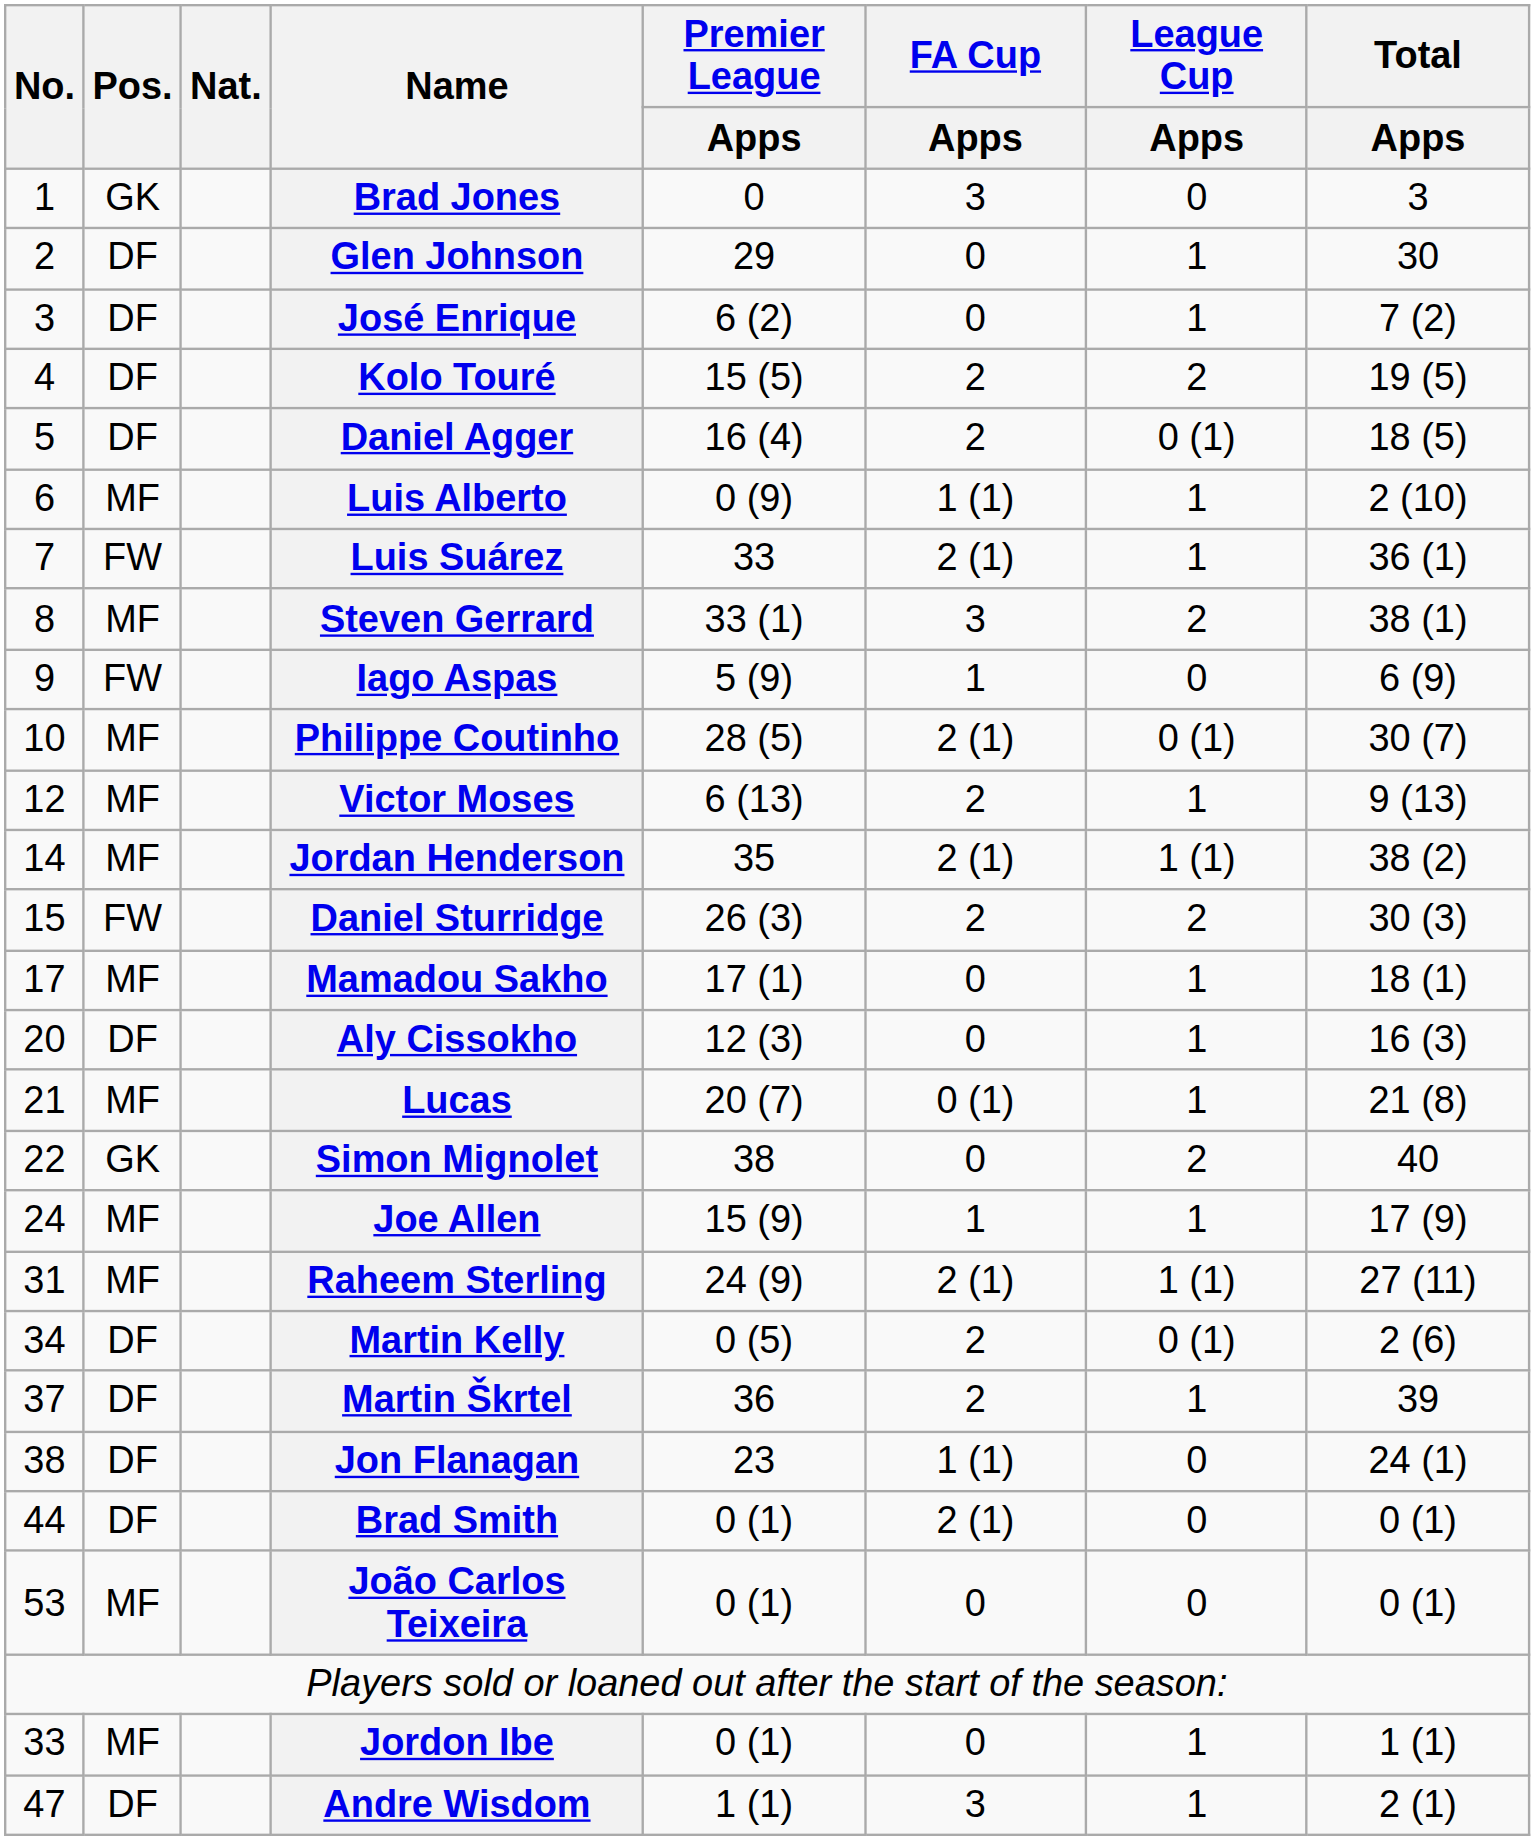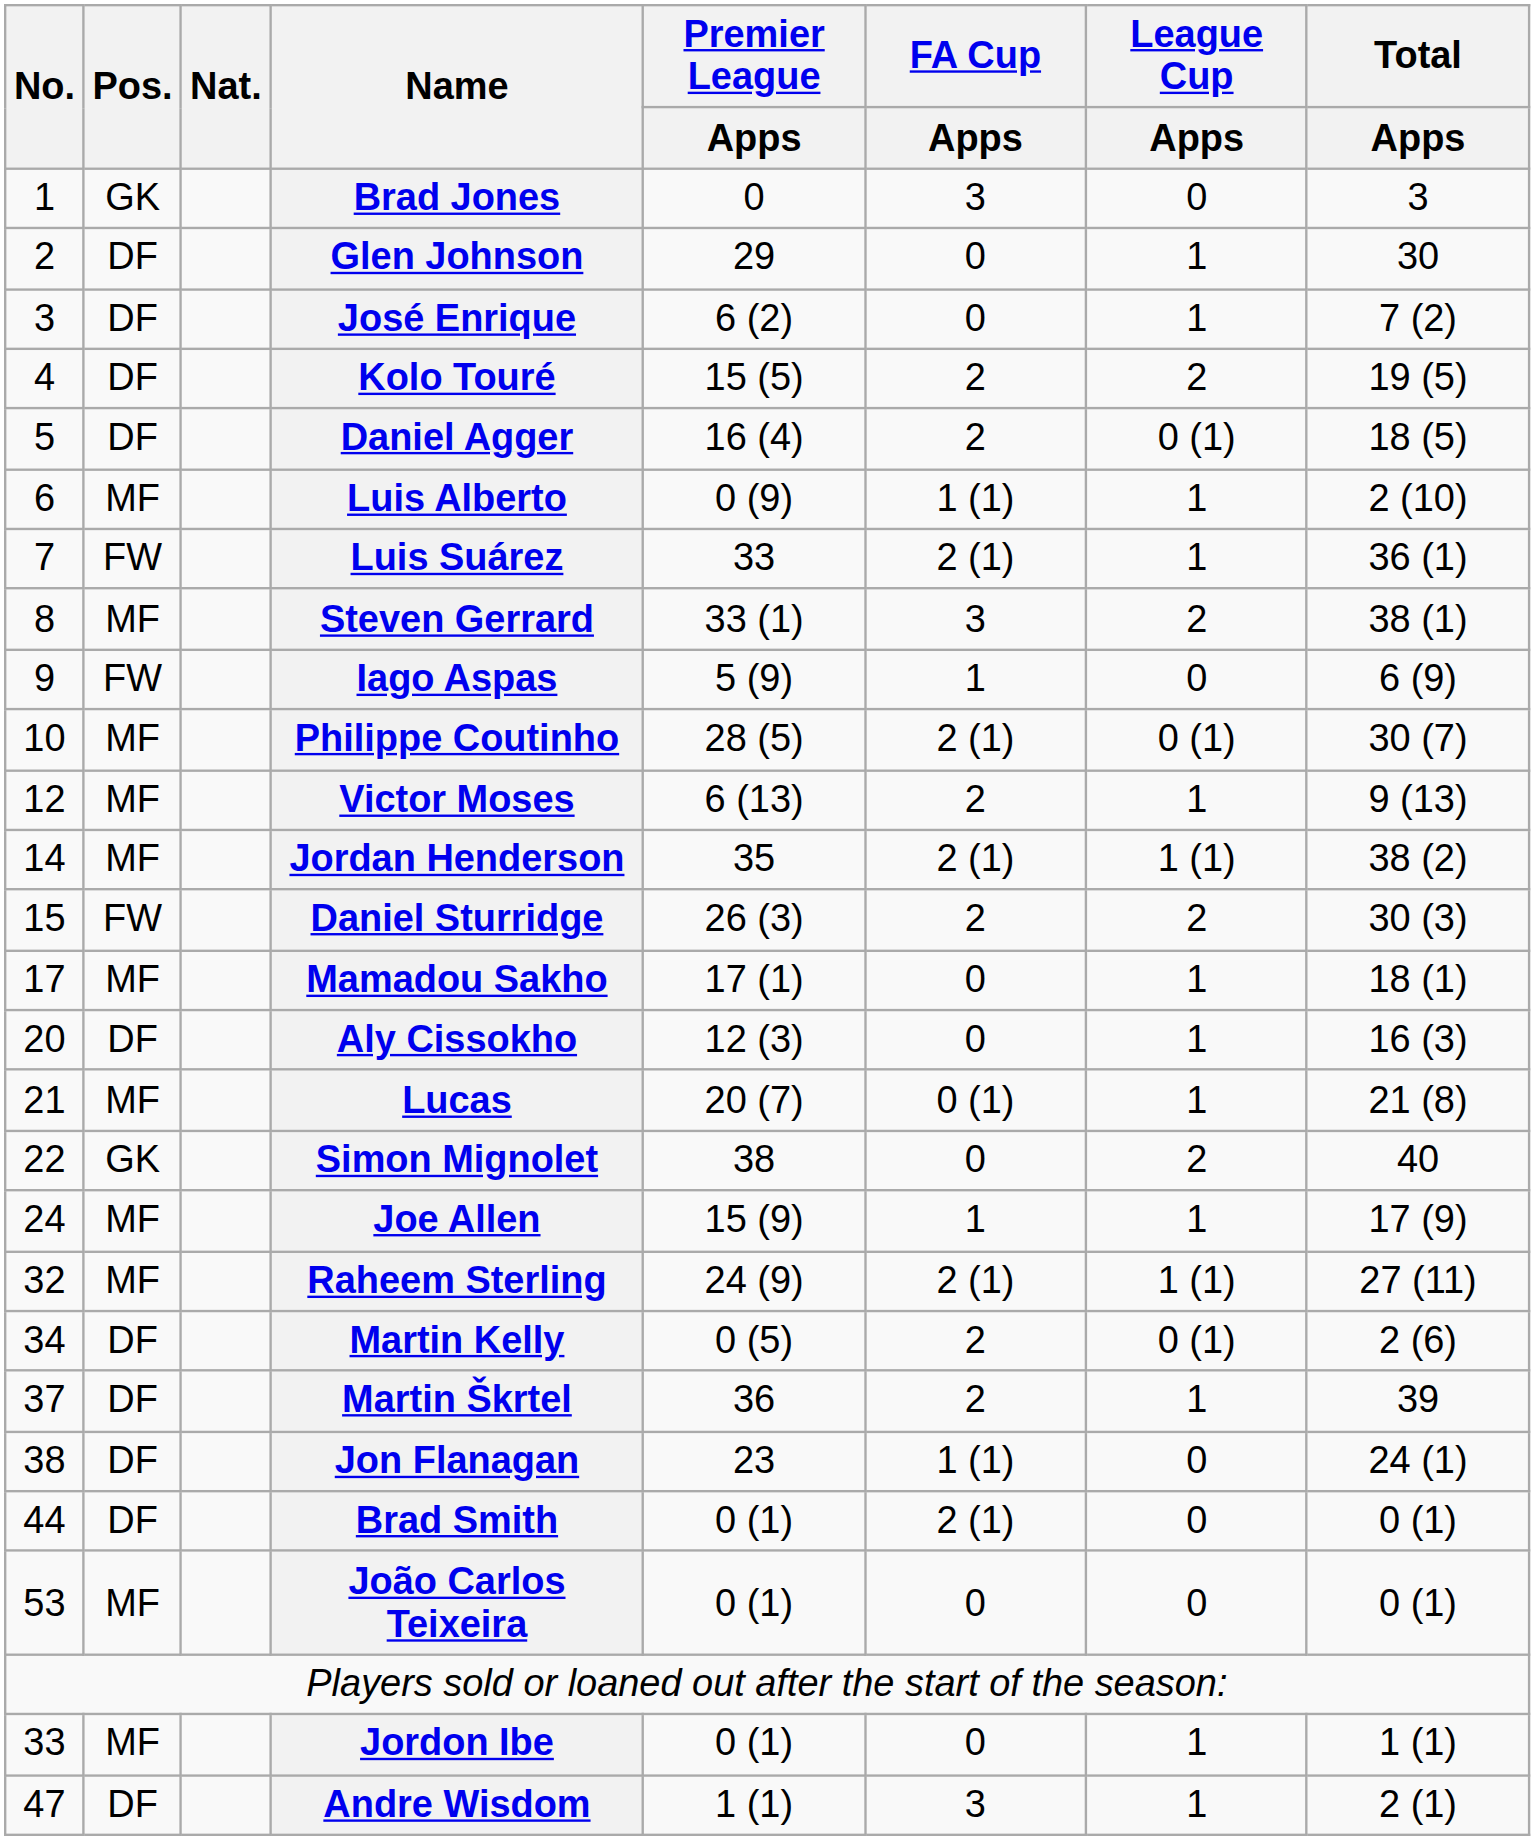(44, 1280) 31 -> (44, 1280) 32
